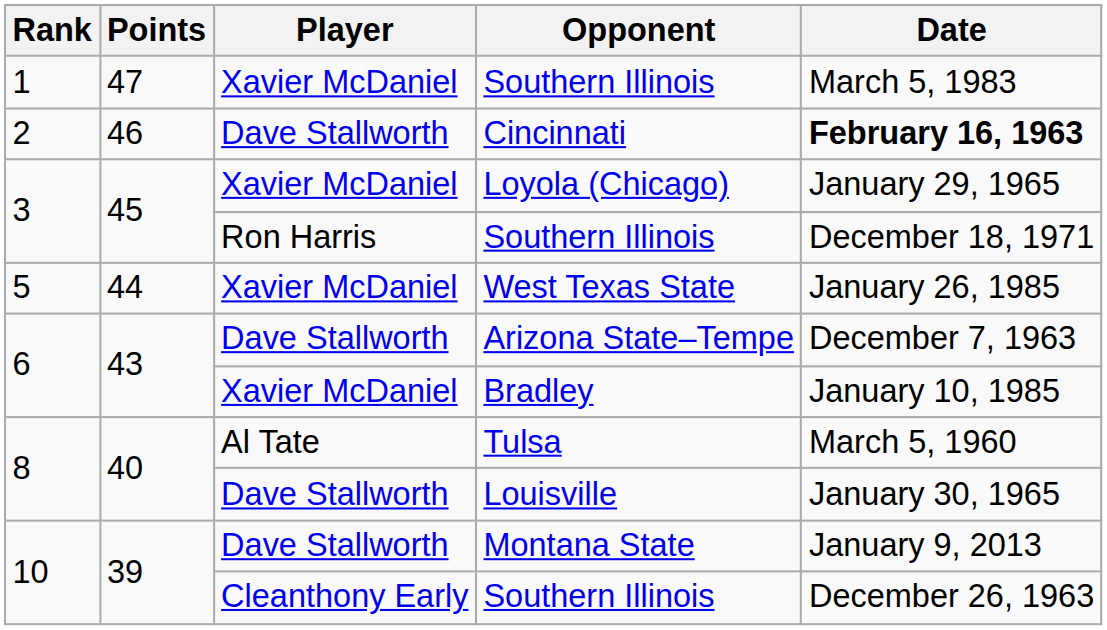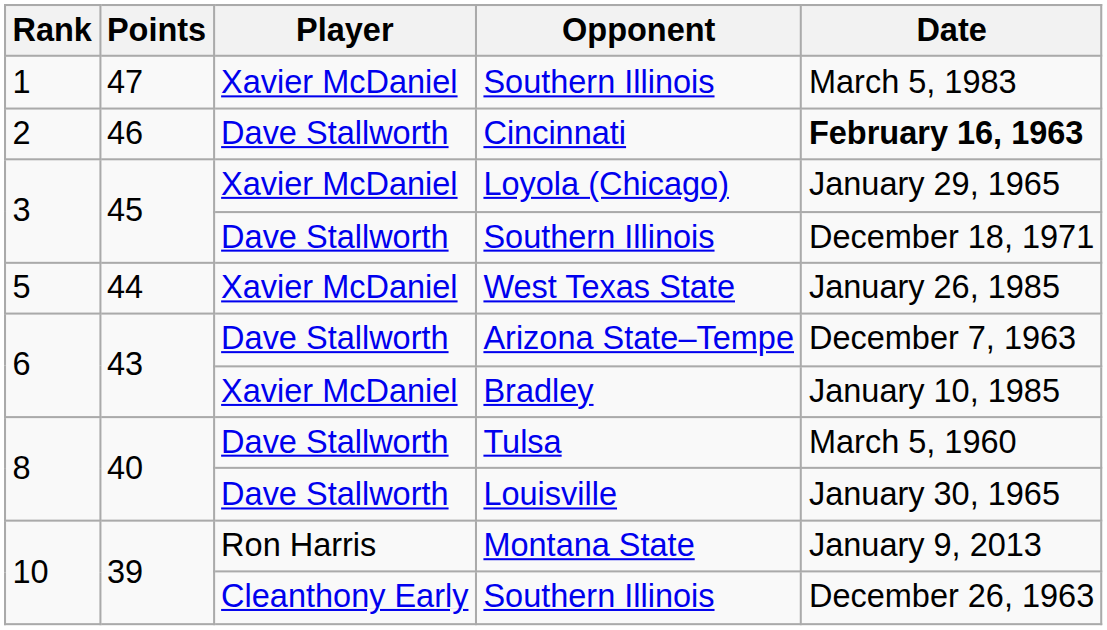(299, 236) Ron Harris -> (335, 236) Dave Stallworth
(270, 442) Al Tate -> (335, 442) Dave Stallworth
(335, 545) Dave Stallworth -> (299, 545) Ron Harris
